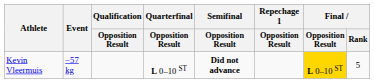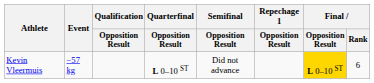(225, 65) bold -> (225, 65) normal
(358, 65) 5 -> (358, 65) 6
